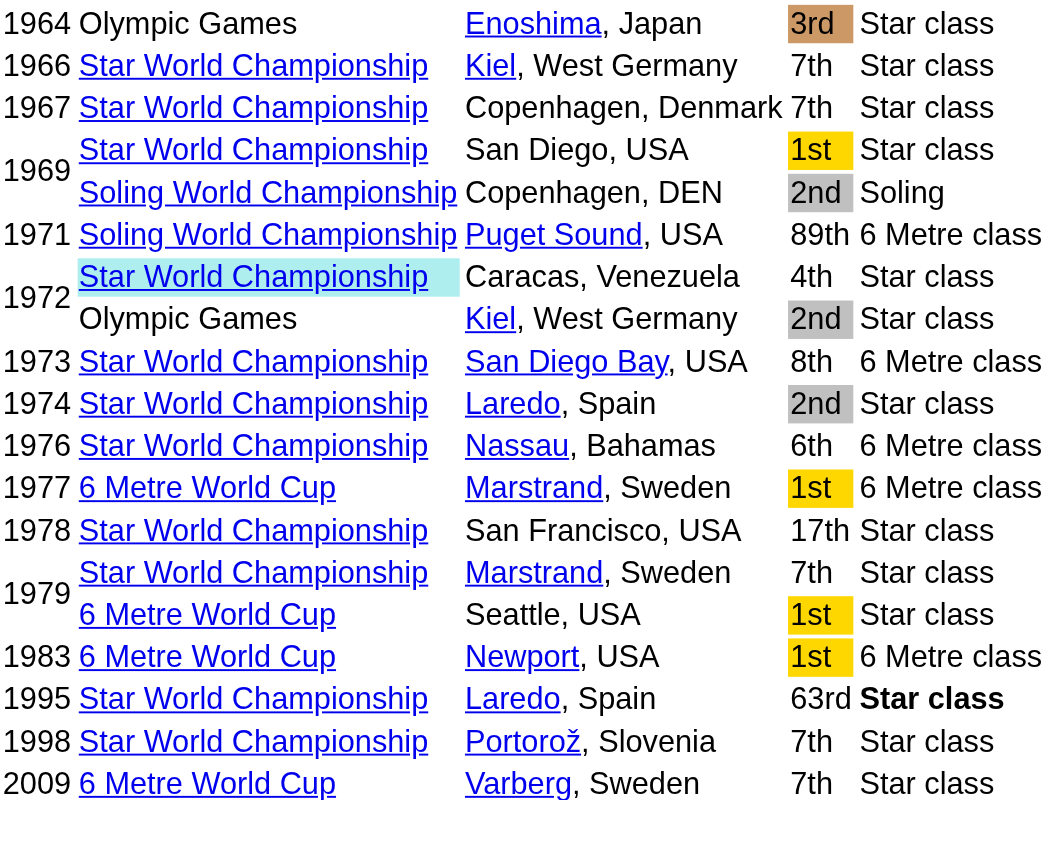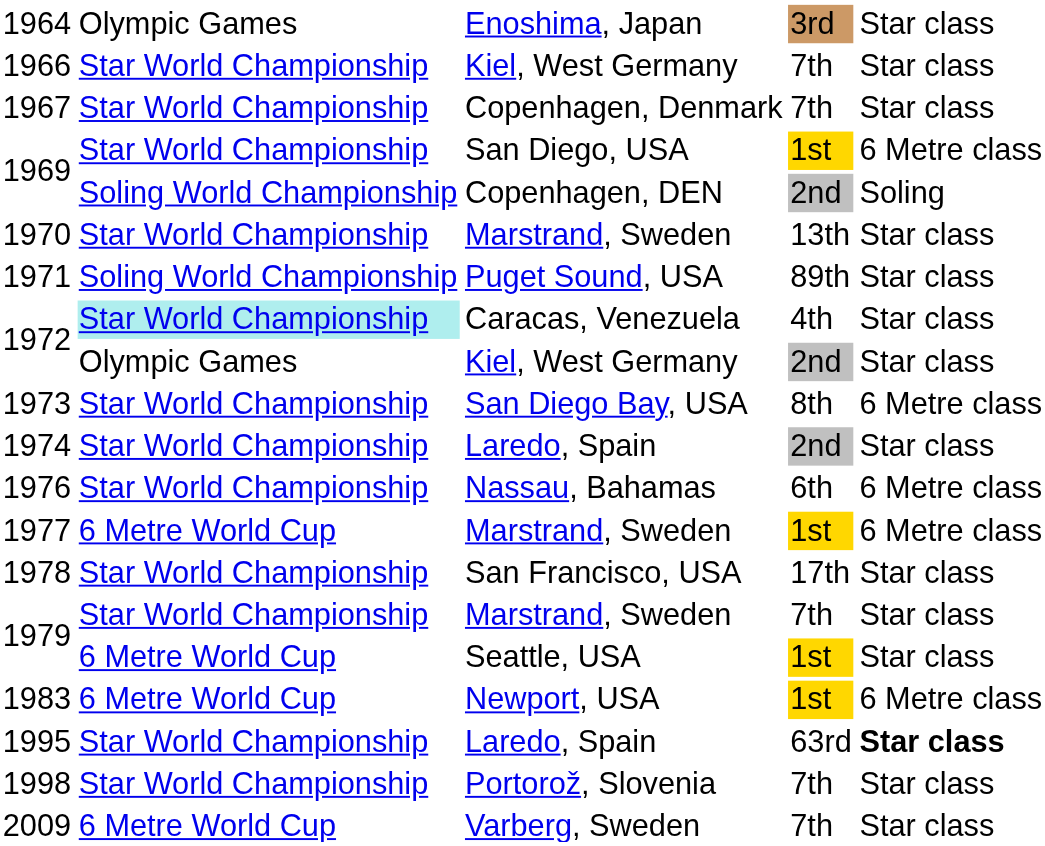(927, 150) Star class -> (951, 150) 6 Metre class
+ row: (37, 234)
(951, 234) 6 Metre class -> (927, 277) Star class
